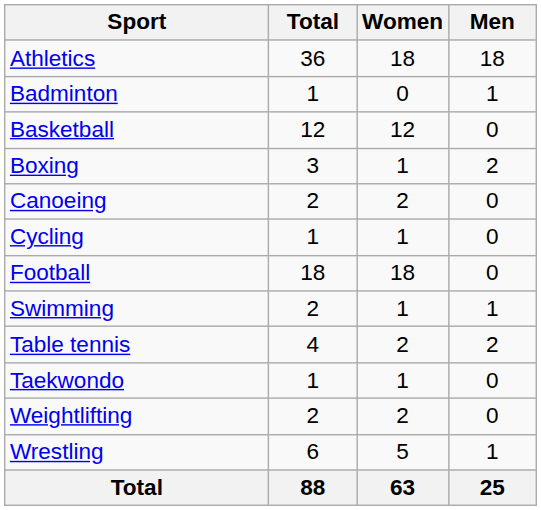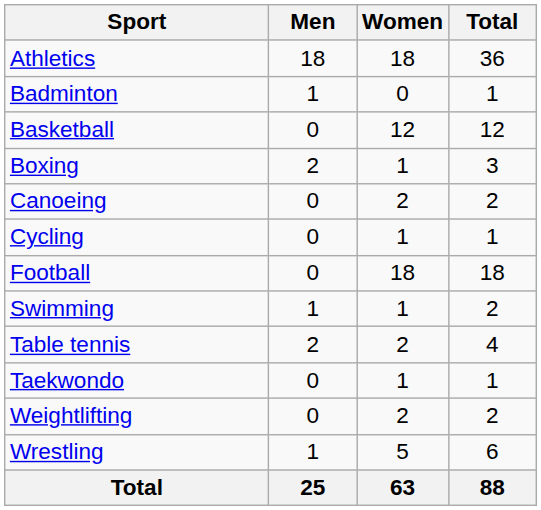columns swapped: (492, 22) <-> (313, 22)
